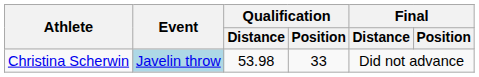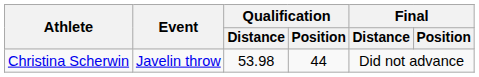(178, 61) lightblue background -> (178, 61) no background
(319, 61) 33 -> (319, 61) 44
